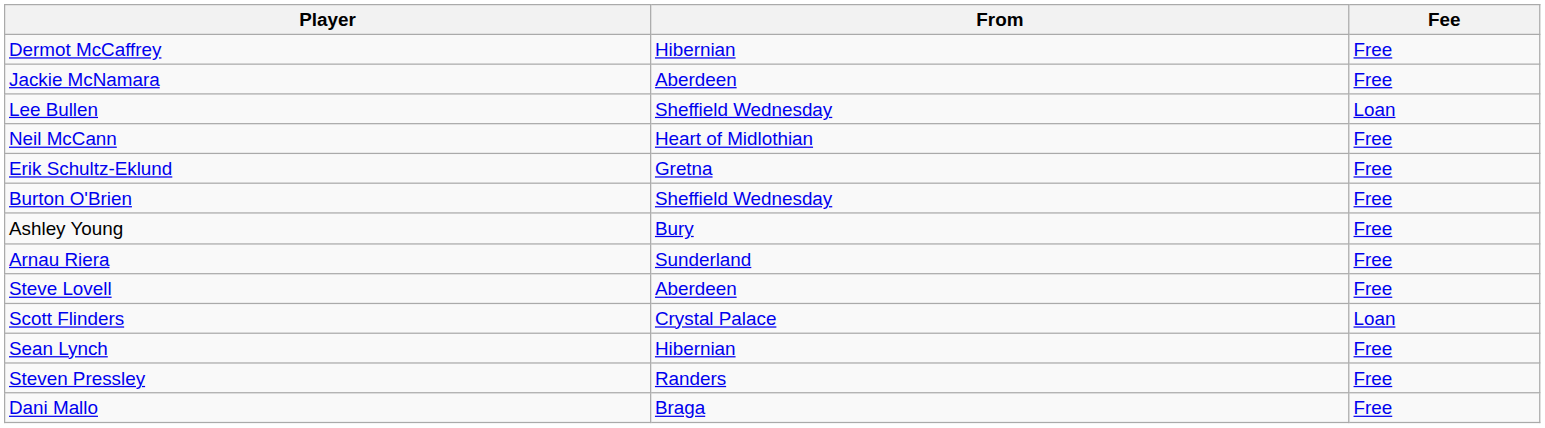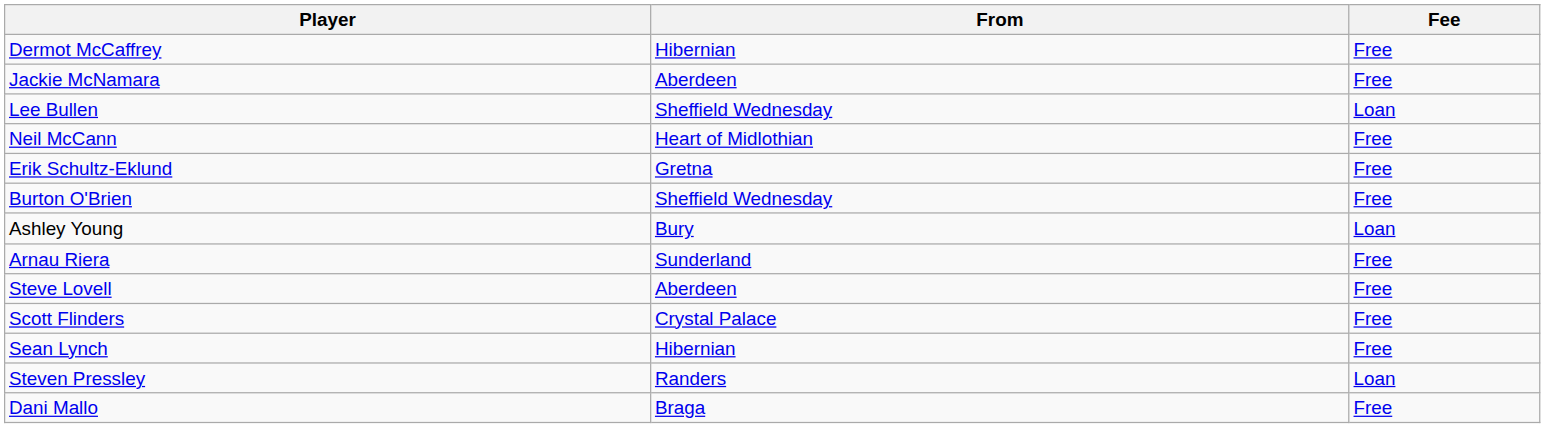(1373, 229) Free -> (1374, 229) Loan
(1374, 318) Loan -> (1373, 318) Free
(1373, 378) Free -> (1374, 378) Loan
